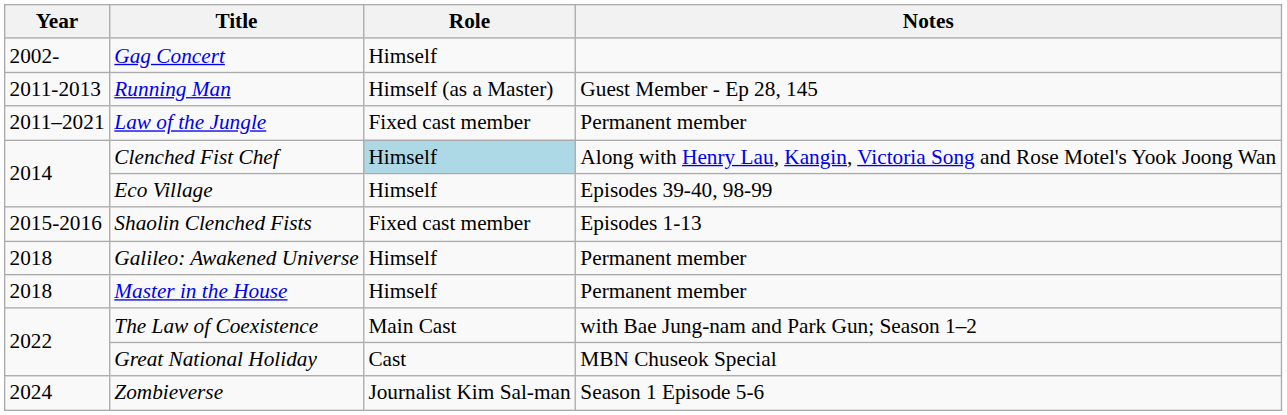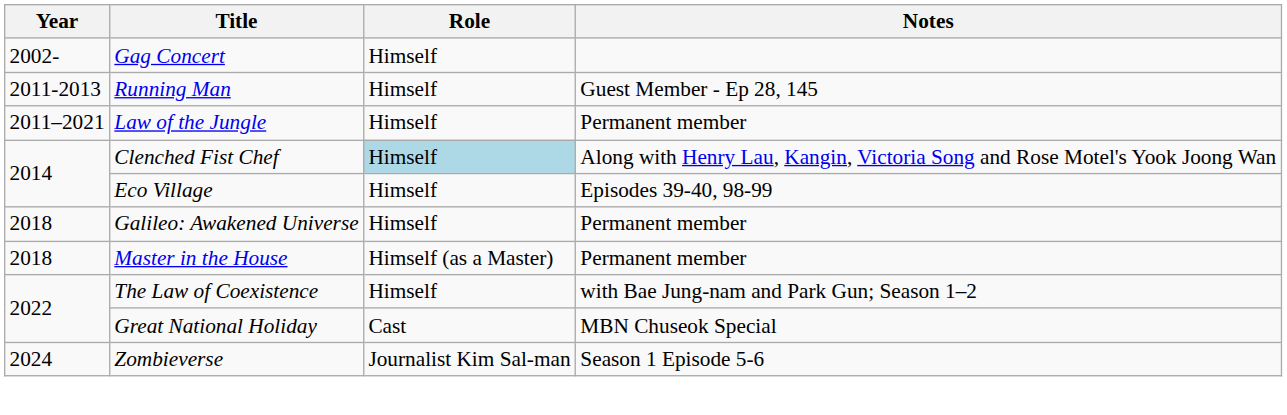(461, 88) Himself (as a Master) -> (403, 88) Himself
(449, 122) Fixed cast member -> (403, 122) Himself
- row: (213, 223)
(403, 291) Himself -> (461, 257) Himself (as a Master)
(412, 325) Main Cast -> (403, 291) Himself
